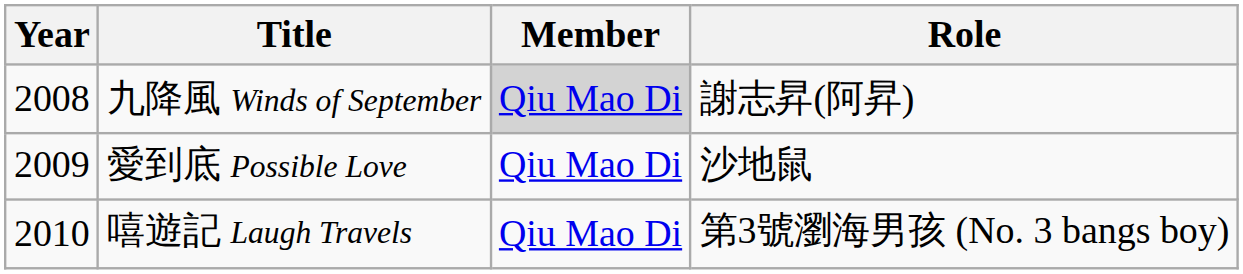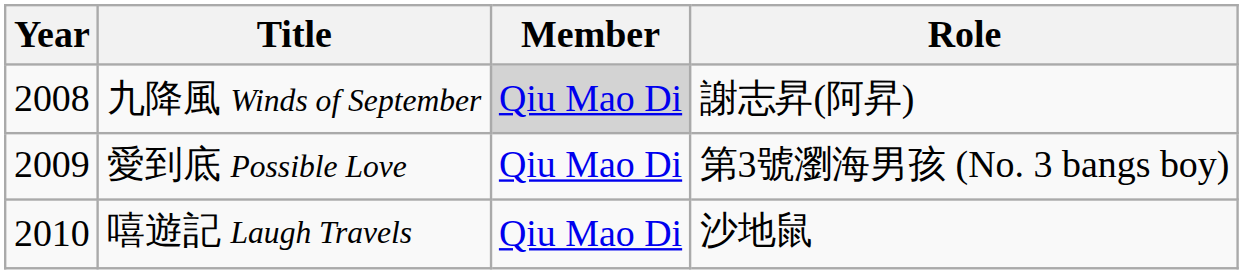(757, 164) 沙地鼠 -> (965, 164) 第3號瀏海男孩 (No. 3 bangs boy)
(965, 231) 第3號瀏海男孩 (No. 3 bangs boy) -> (757, 231) 沙地鼠
